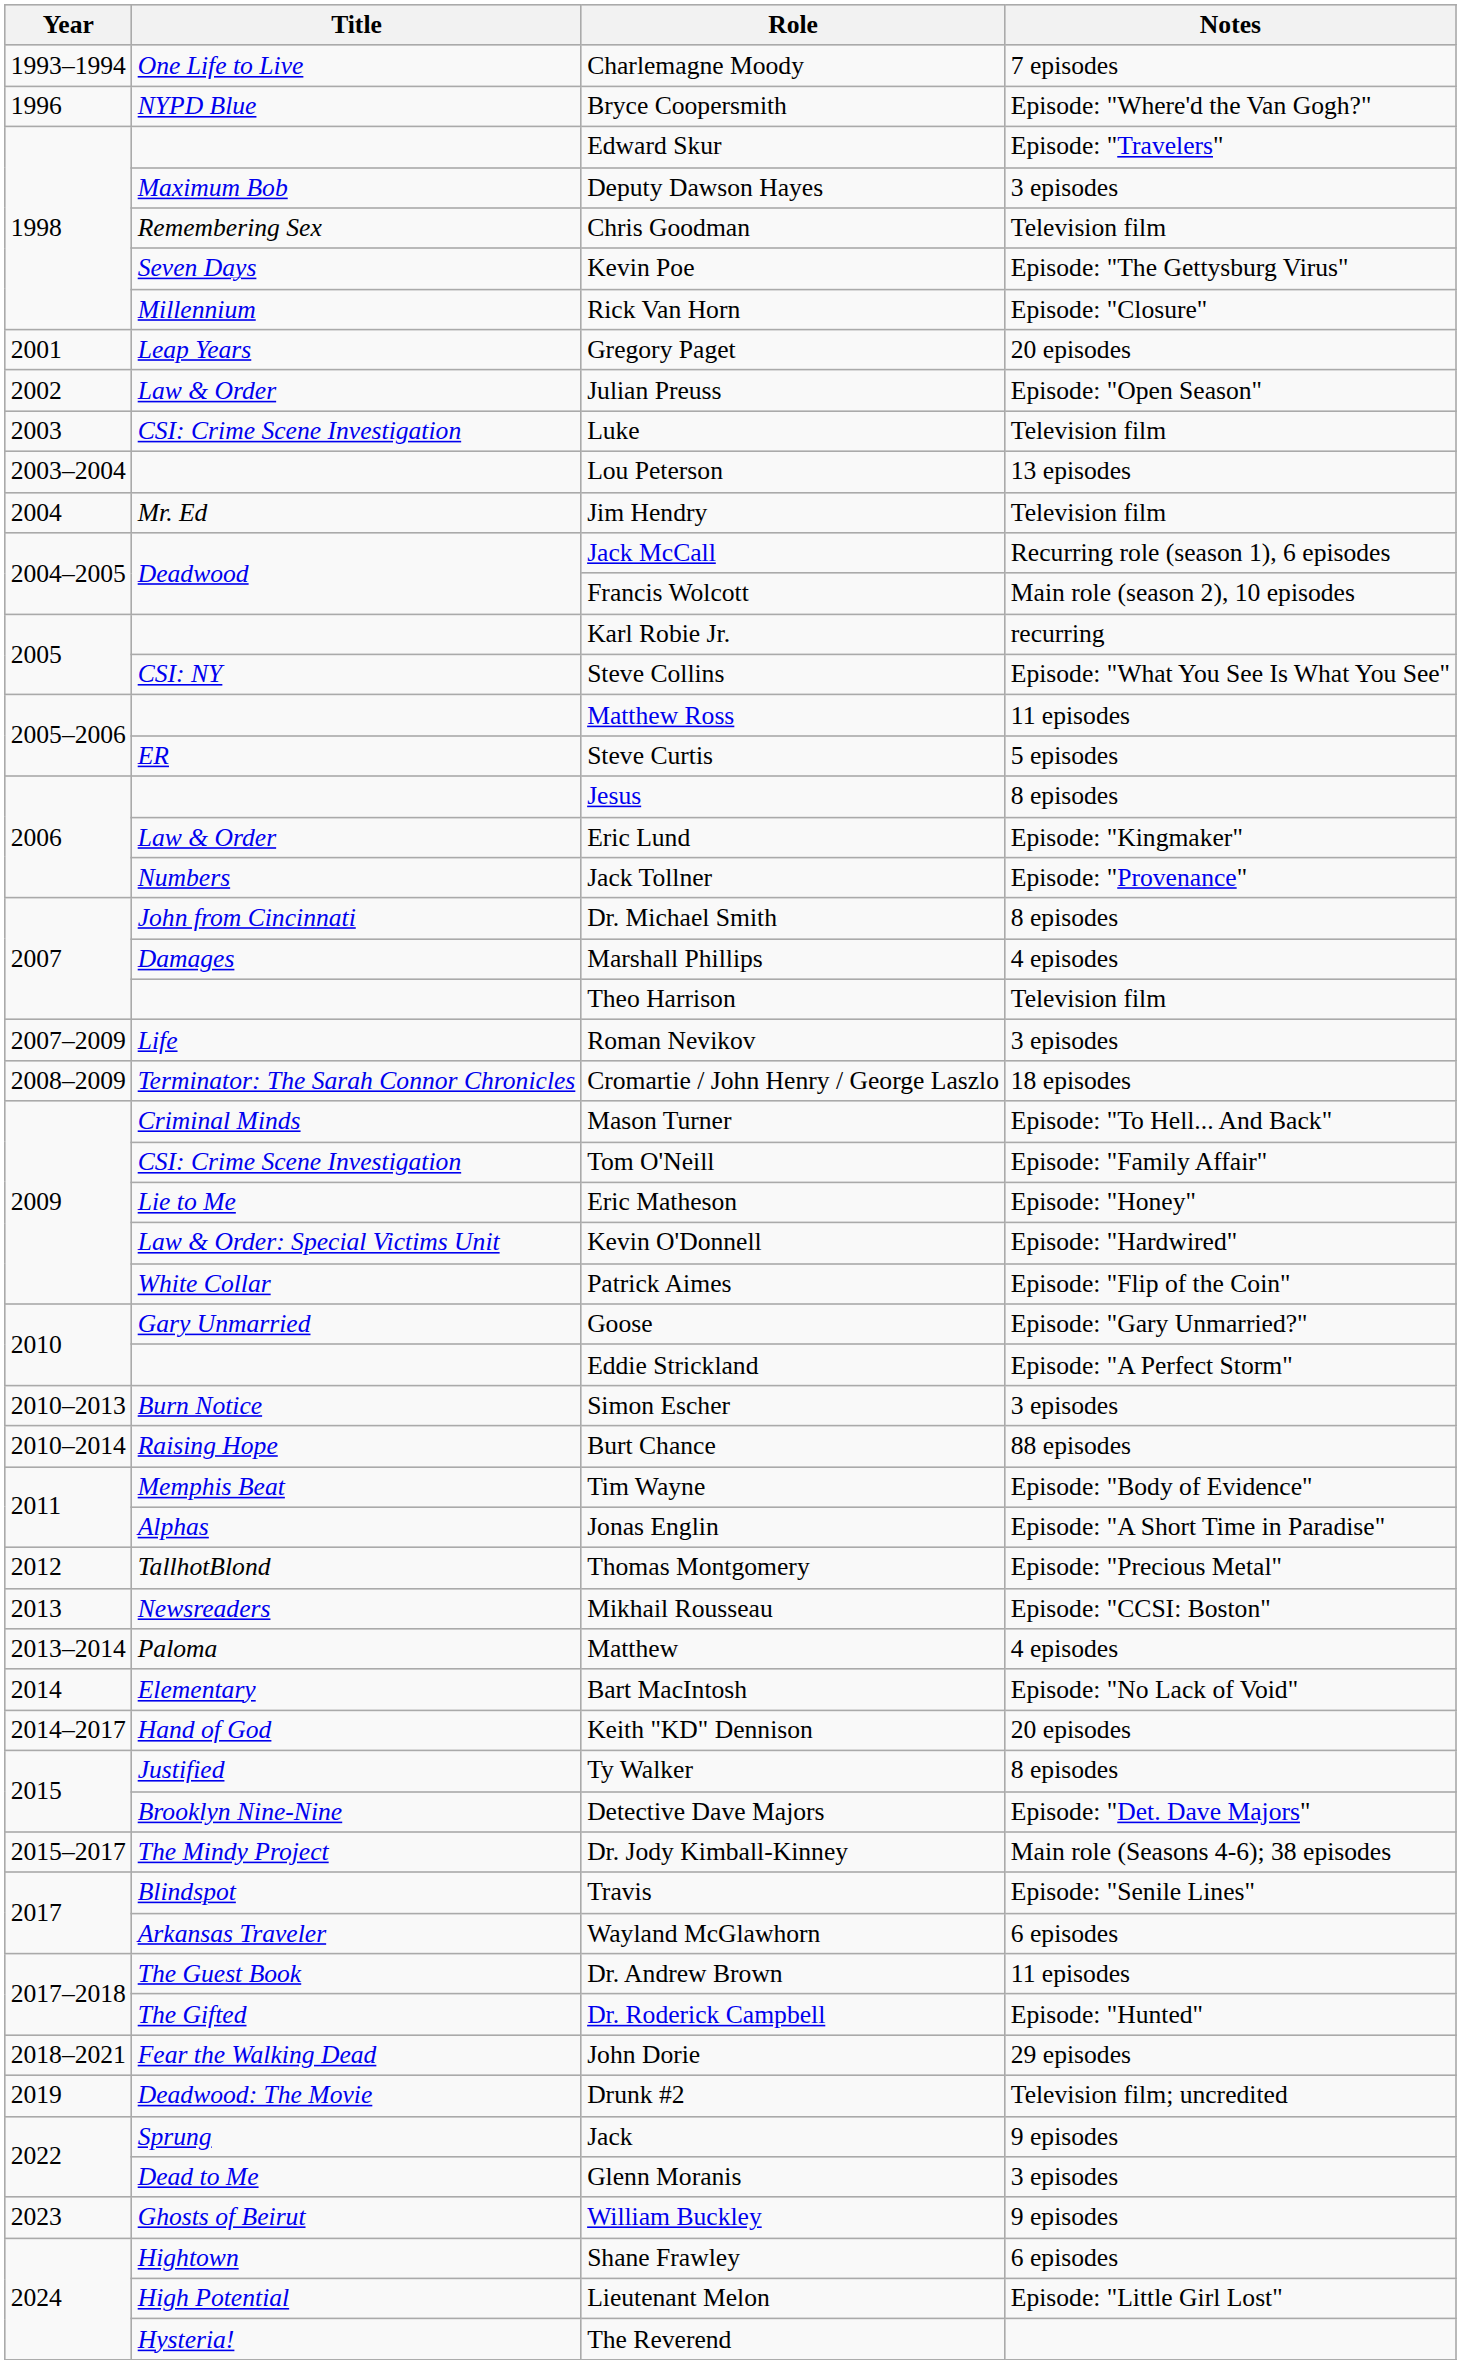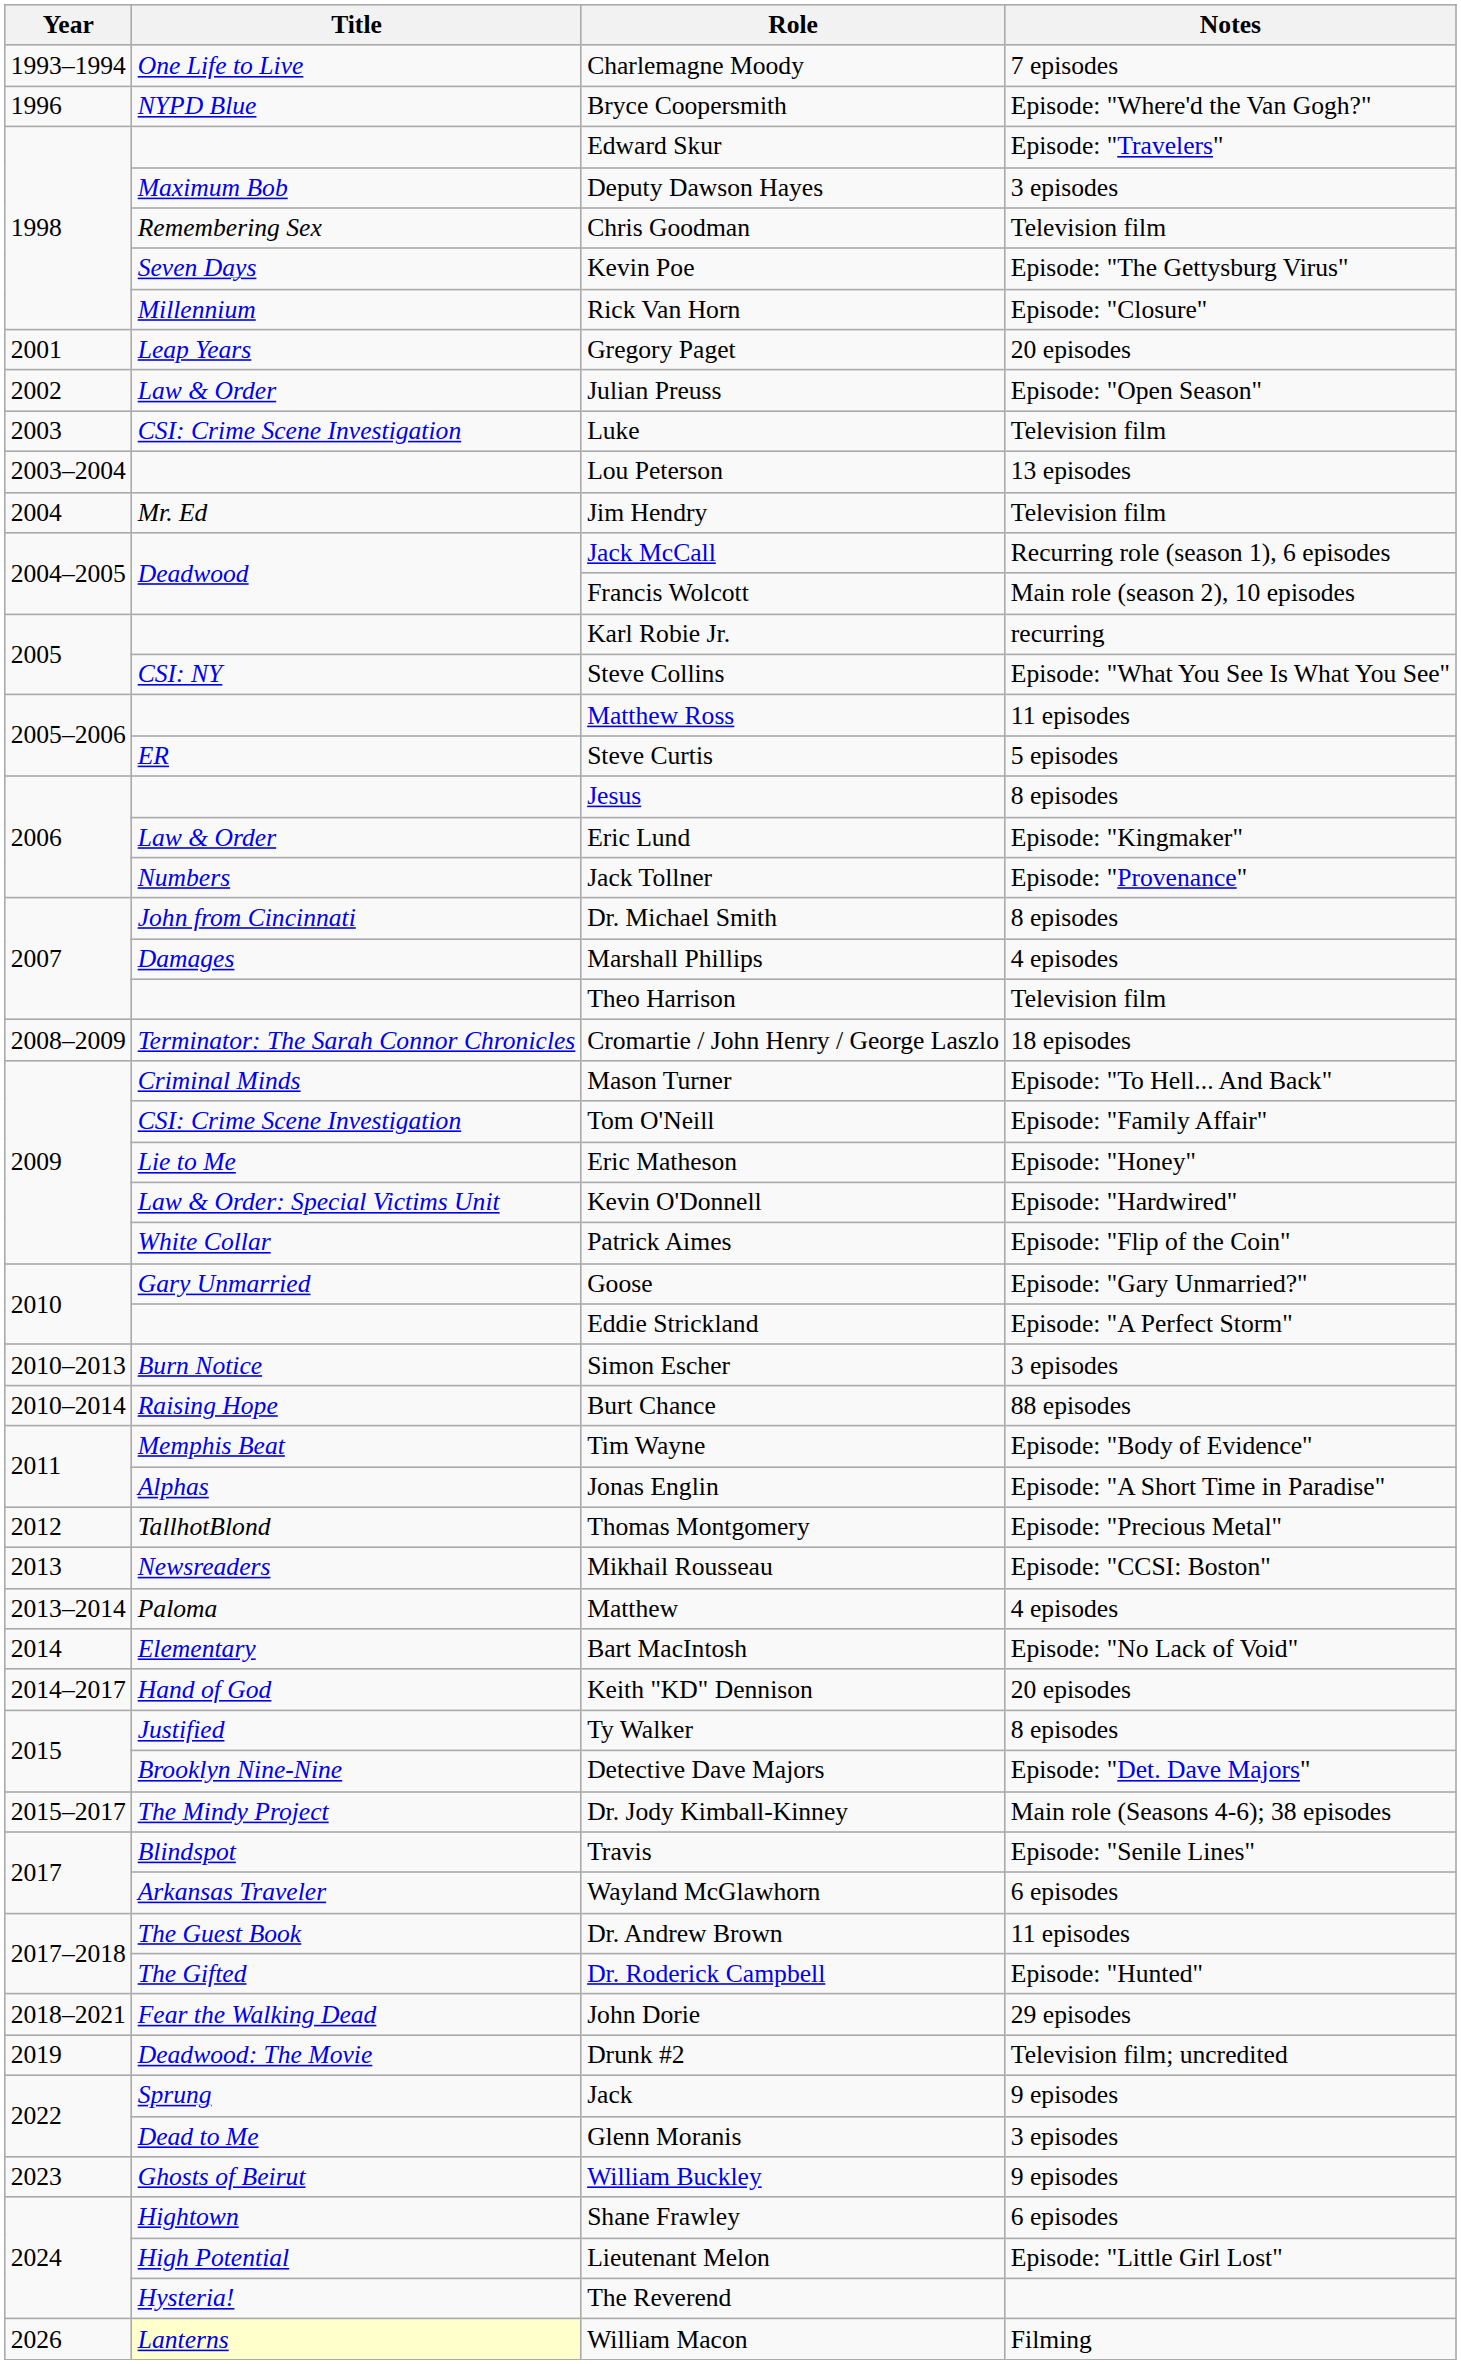- row: (671, 1039)
+ row: (667, 2339)
